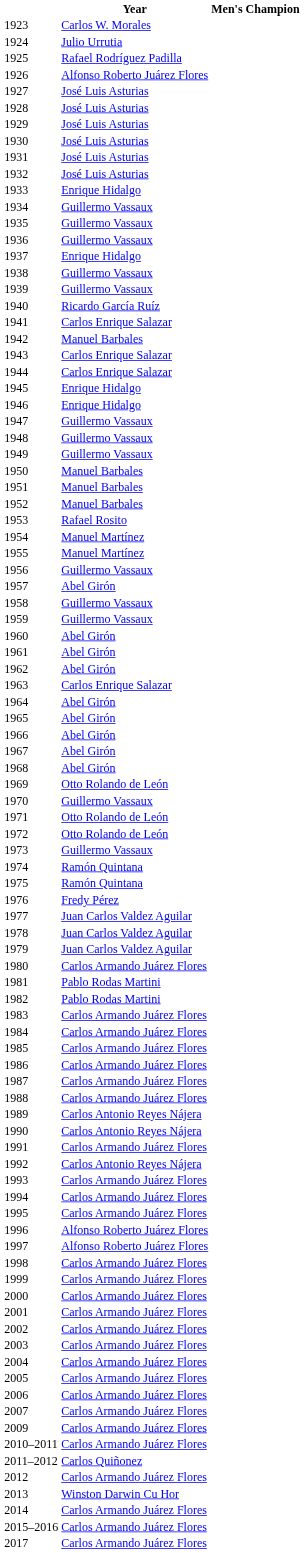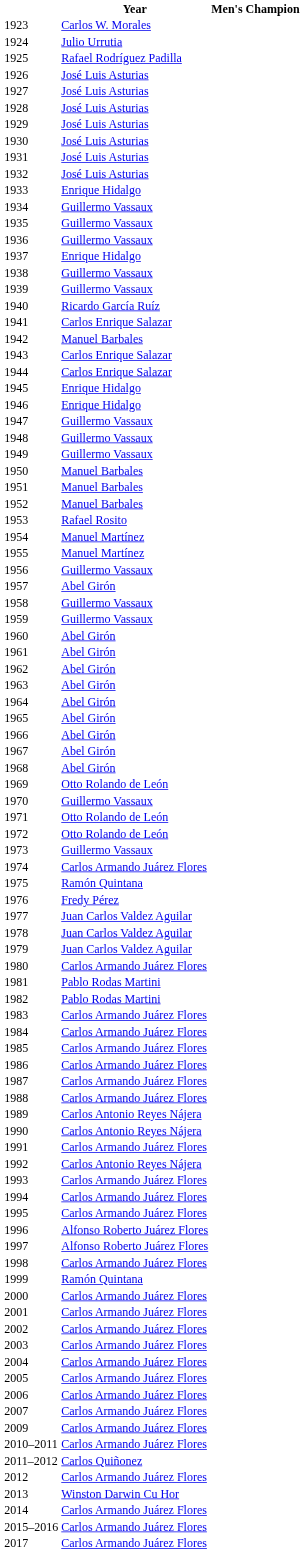(135, 75) Alfonso Roberto Juárez Flores -> (105, 75) José Luis Asturias
(117, 685) Carlos Enrique Salazar -> (88, 685) Abel Girón
(102, 867) Ramón Quintana -> (134, 867) Carlos Armando Juárez Flores
(134, 1279) Carlos Armando Juárez Flores -> (102, 1279) Ramón Quintana
